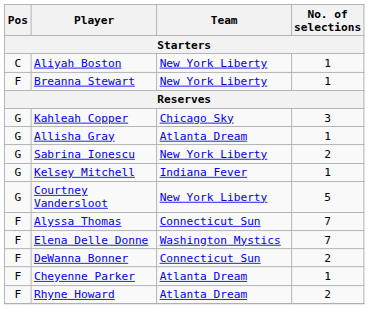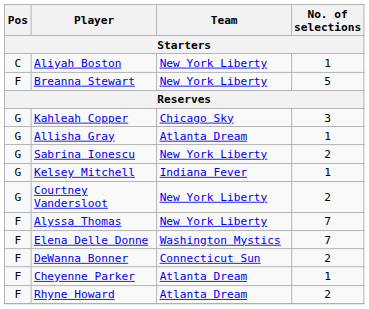(328, 81) 1 -> (328, 81) 5
(328, 197) 5 -> (328, 197) 2
(210, 222) Connecticut Sun -> (213, 222) New York Liberty
